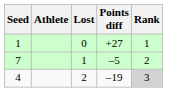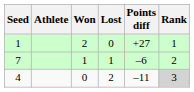+ column: (85, 19)
(114, 60) –5 -> (141, 60) –6
(114, 78) –19 -> (141, 78) –11
